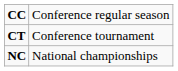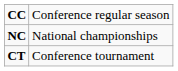rows swapped: (16, 35) <-> (17, 55)
